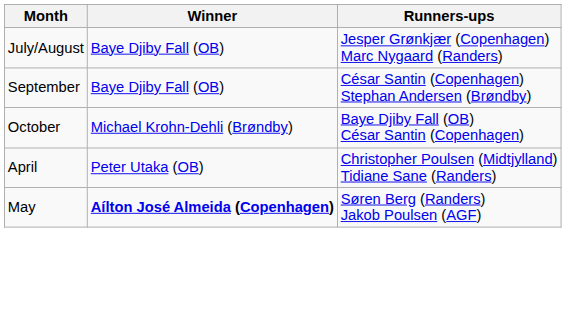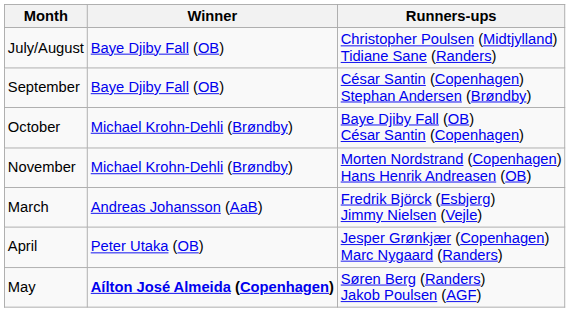(445, 47) Jesper Grønkjær (Copenhagen) Marc Nygaard (Randers) -> (449, 47) Christopher Poulsen (Midtjylland) Tidiane Sane (Randers)
+ row: (42, 167)
+ row: (28, 207)
(449, 167) Christopher Poulsen (Midtjylland) Tidiane Sane (Randers) -> (445, 247) Jesper Grønkjær (Copenhagen) Marc Nygaard (Randers)
